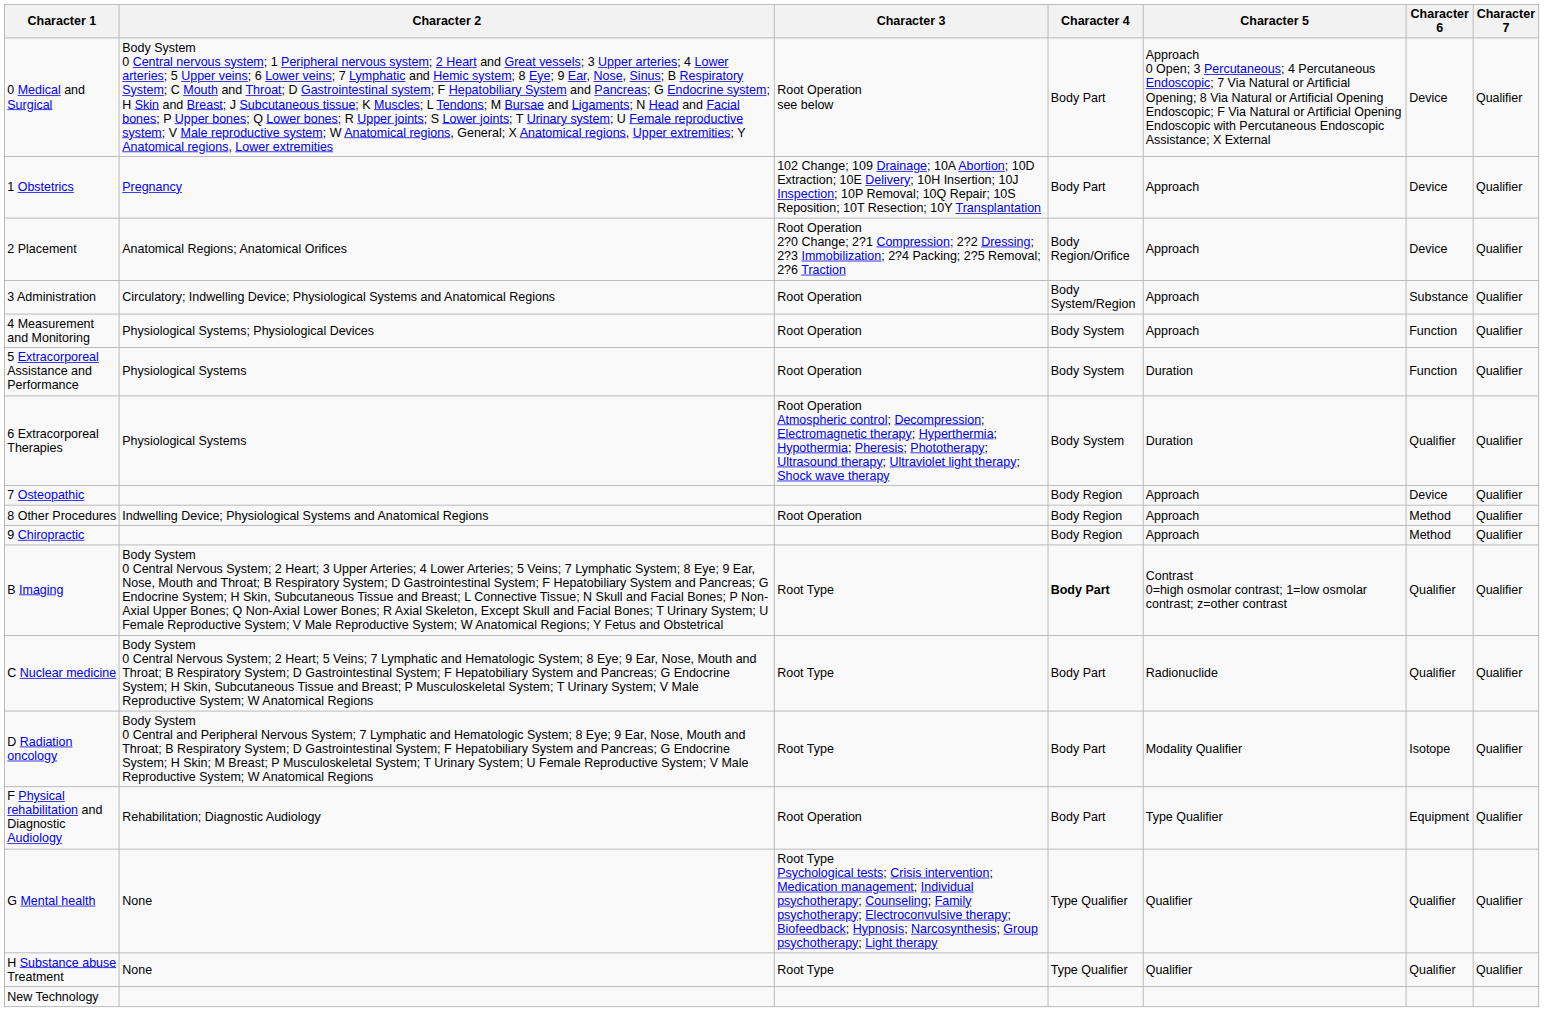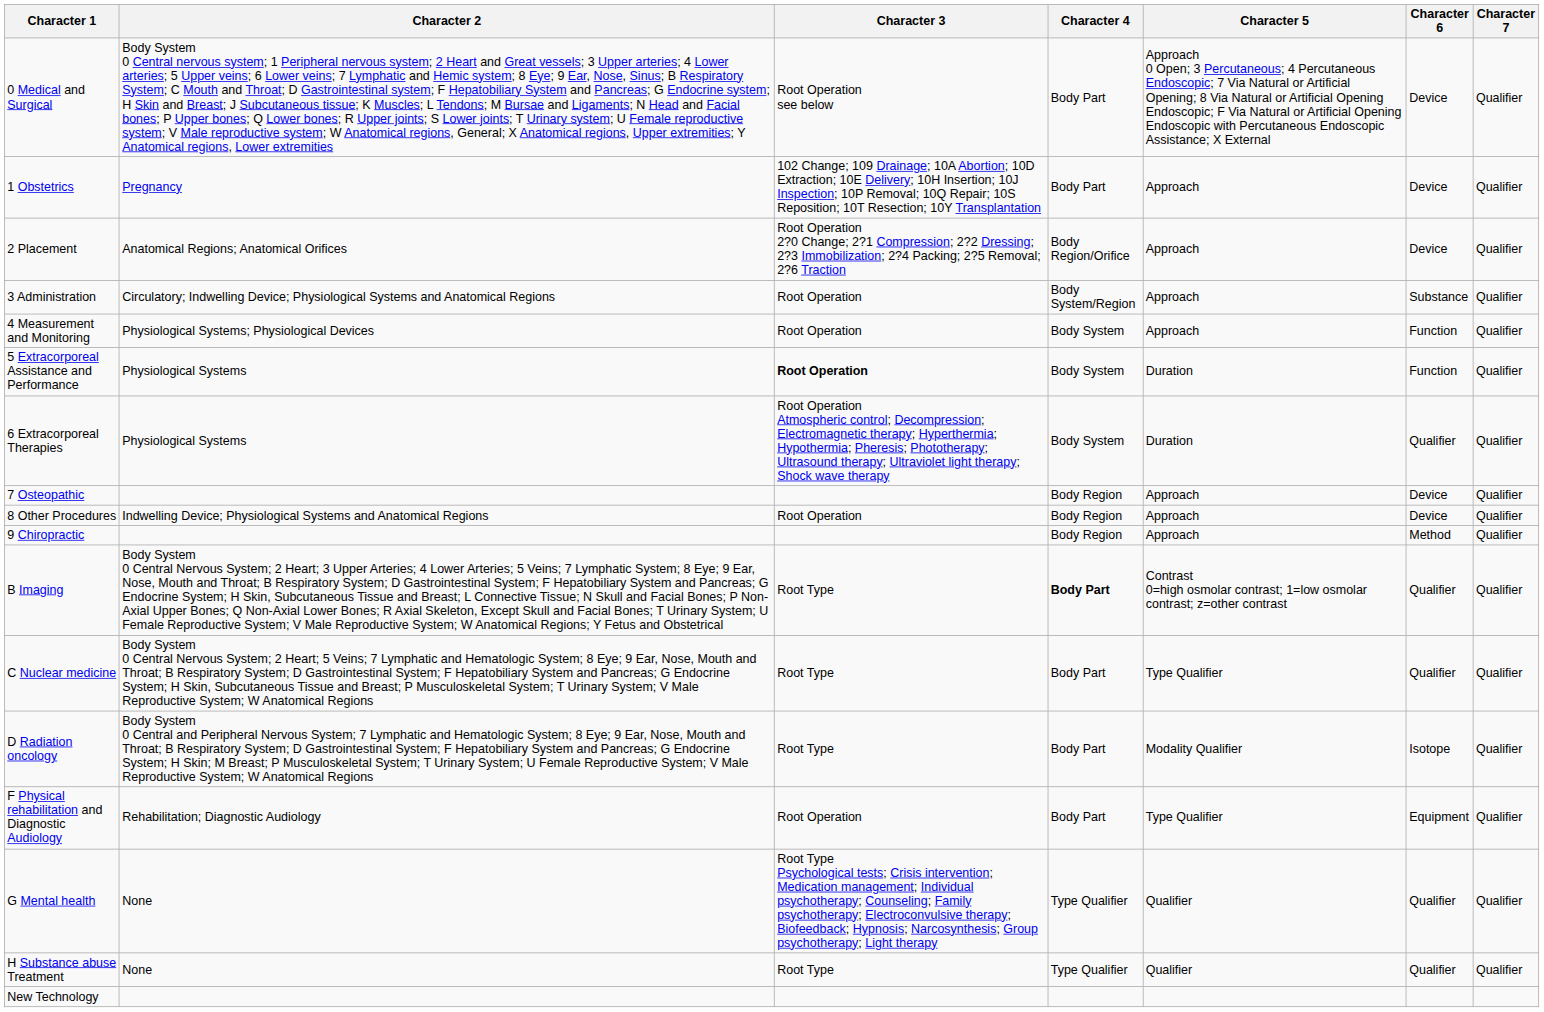(819, 371) normal -> (823, 371) bold
(1430, 515) Method -> (1428, 515) Device
(1182, 673) Radionuclide -> (1184, 673) Type Qualifier
